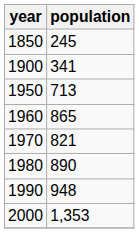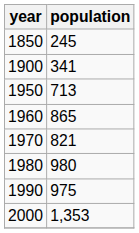(63, 166) 890 -> (63, 166) 980
(63, 191) 948 -> (63, 191) 975
